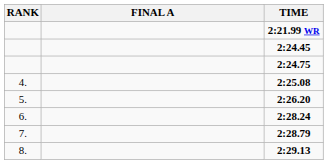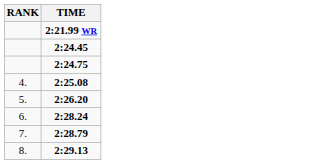- column: (153, 13)
